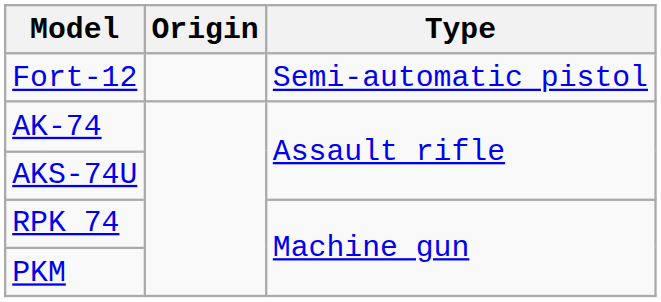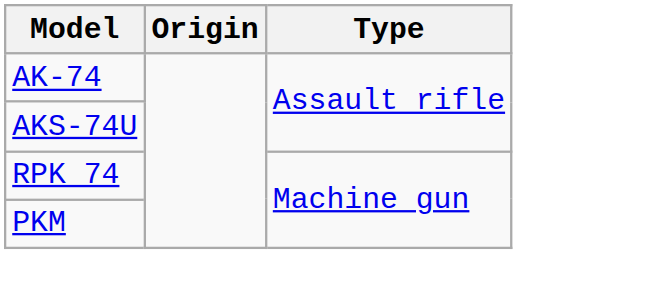- row: (75, 78)
